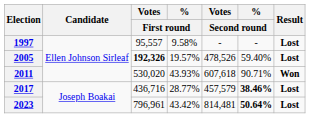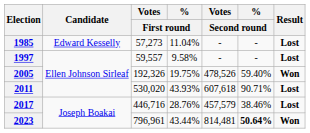+ row: (24, 43)
(149, 43) 95,557 -> (149, 58) 59,557
(149, 58) bold -> (149, 74) normal
(184, 58) 19.57% -> (184, 74) 19.75%
(290, 58) Lost -> (290, 74) Won
(290, 74) Won -> (290, 89) Lost
(149, 89) 436,716 -> (149, 105) 446,716
(184, 89) 28.77% -> (184, 105) 28.76%
(256, 89) bold -> (256, 105) normal
(184, 105) 43.42% -> (184, 120) 43.44%
(290, 105) Lost -> (290, 120) Won
